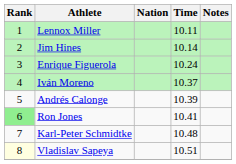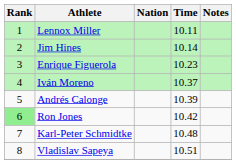(186, 64) 10.24 -> (186, 64) 10.23
(186, 116) 10.41 -> (186, 116) 10.42
(20, 151) lightyellow background -> (20, 151) no background
